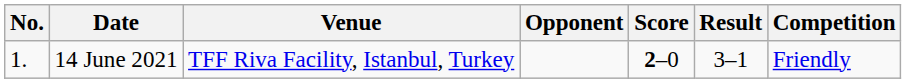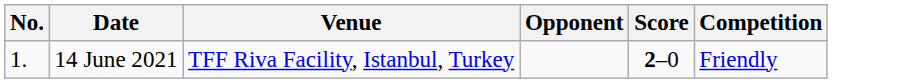- column: (731, 22)
